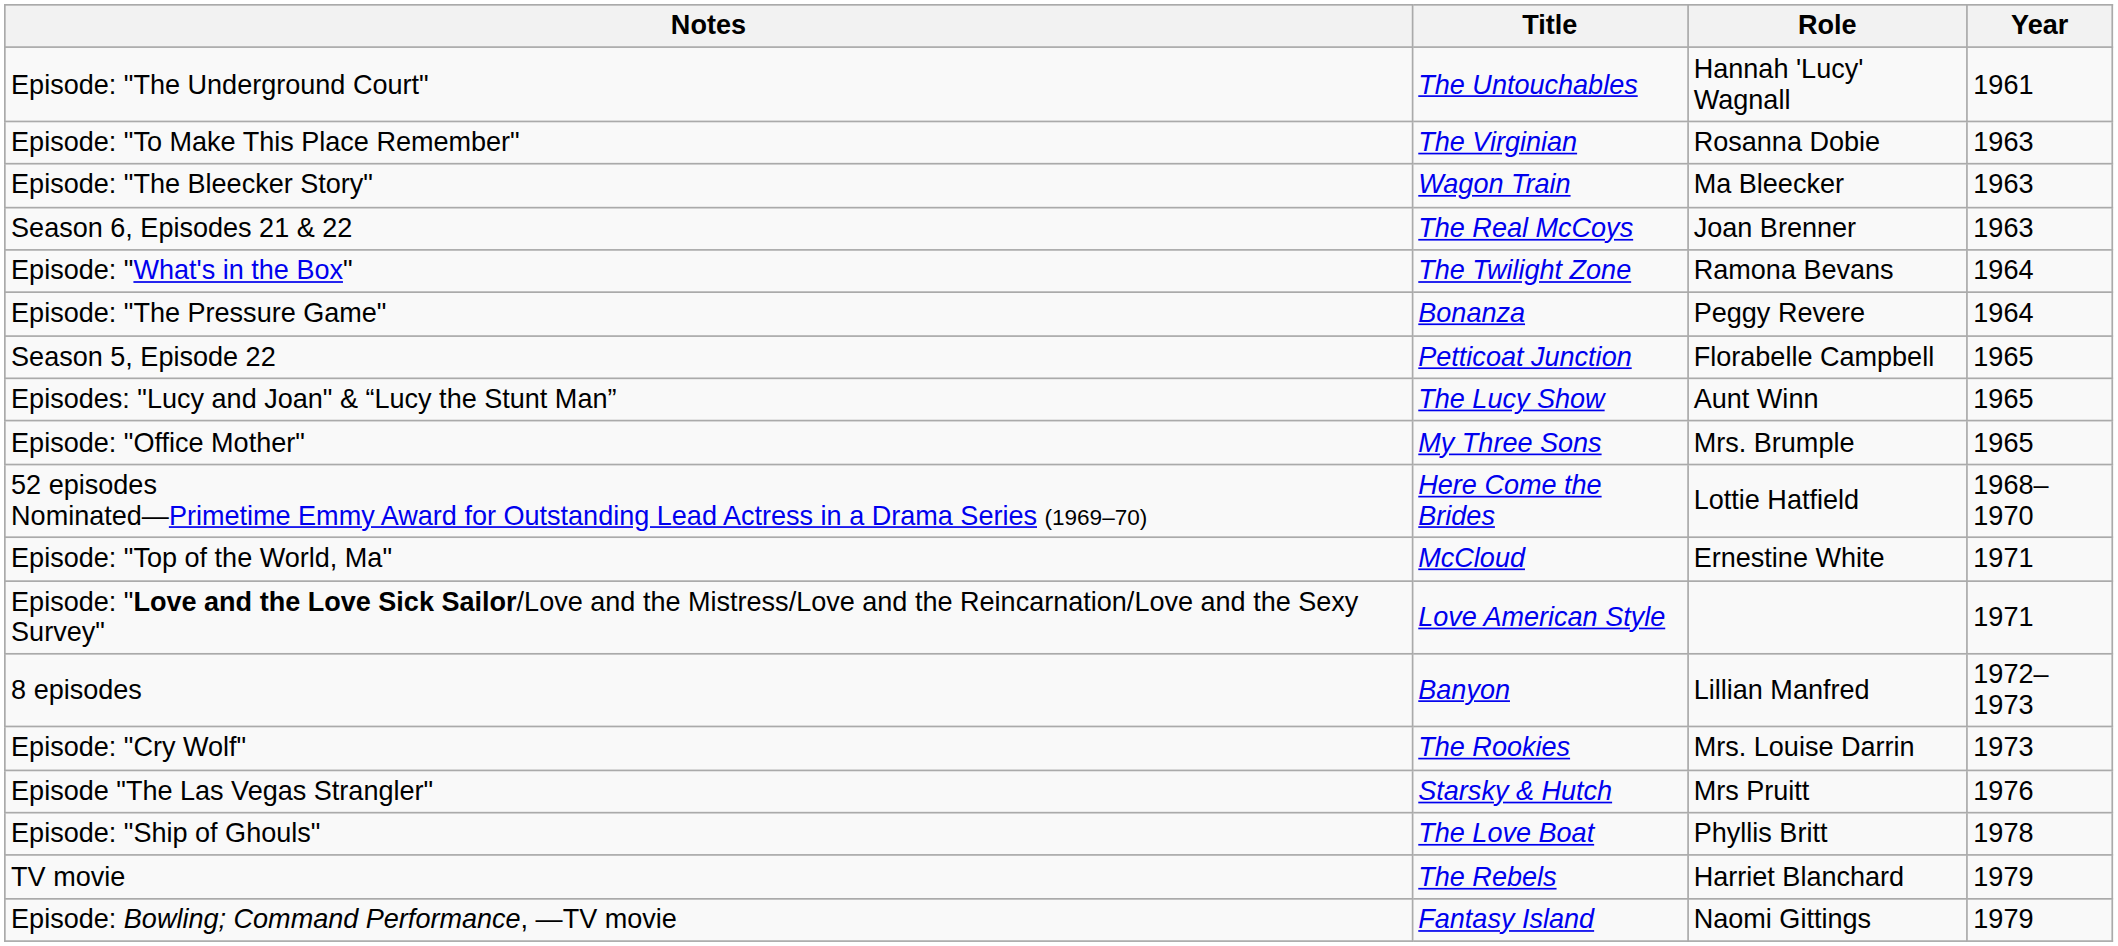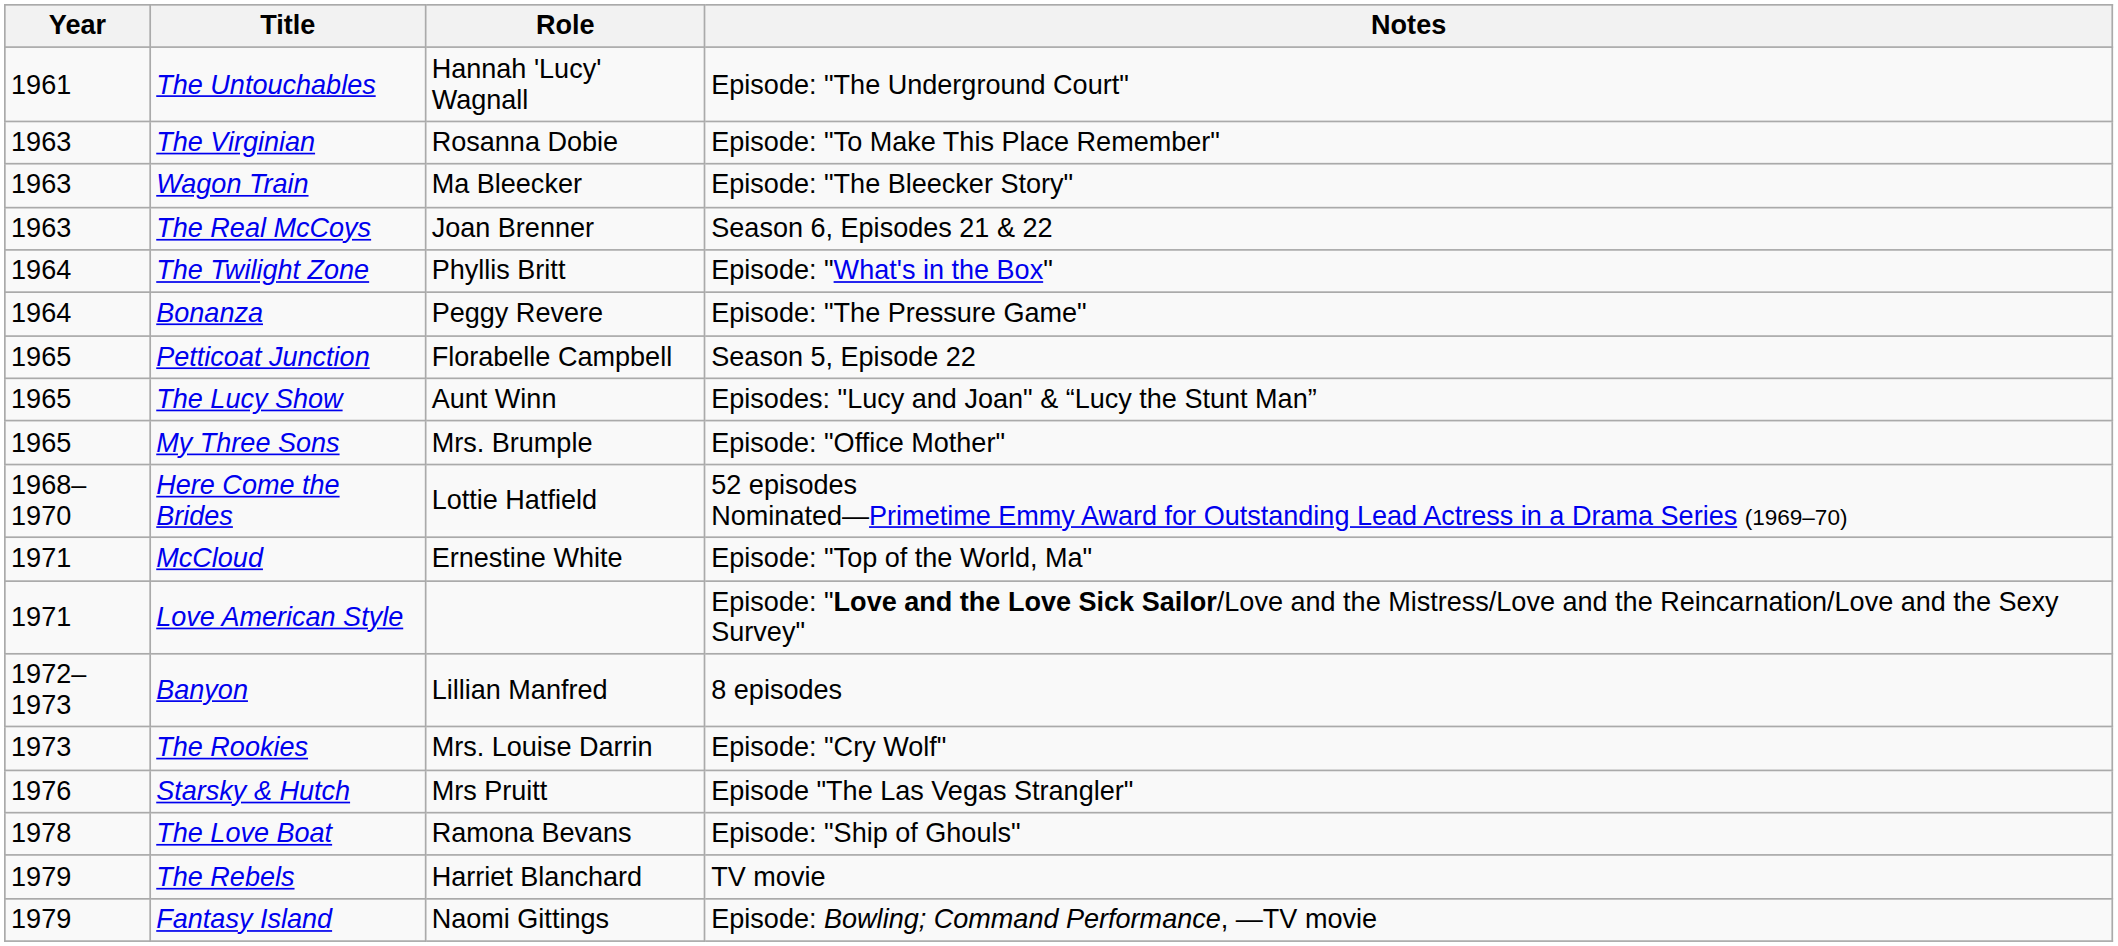columns swapped: (2040, 25) <-> (708, 25)
(1794, 270) Ramona Bevans -> (499, 270) Phyllis Britt
(1761, 833) Phyllis Britt -> (532, 833) Ramona Bevans
